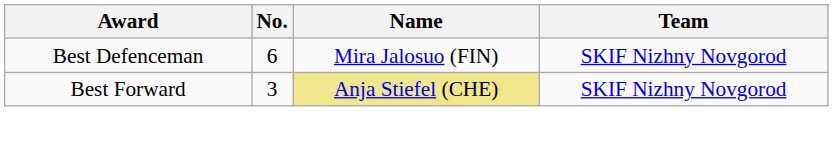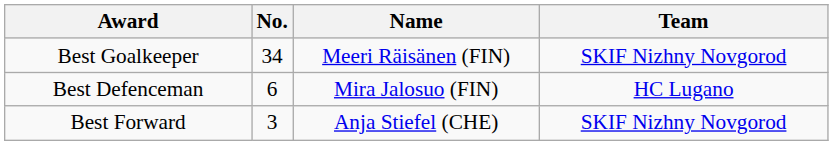+ row: (128, 55)
(684, 55) SKIF Nizhny Novgorod -> (684, 88) HC Lugano
(416, 88) khaki background -> (416, 122) no background
